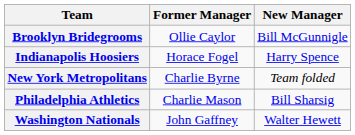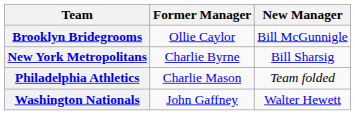- row: (77, 57)
(303, 78) Team folded -> (303, 57) Bill Sharsig
(303, 99) Bill Sharsig -> (303, 78) Team folded
